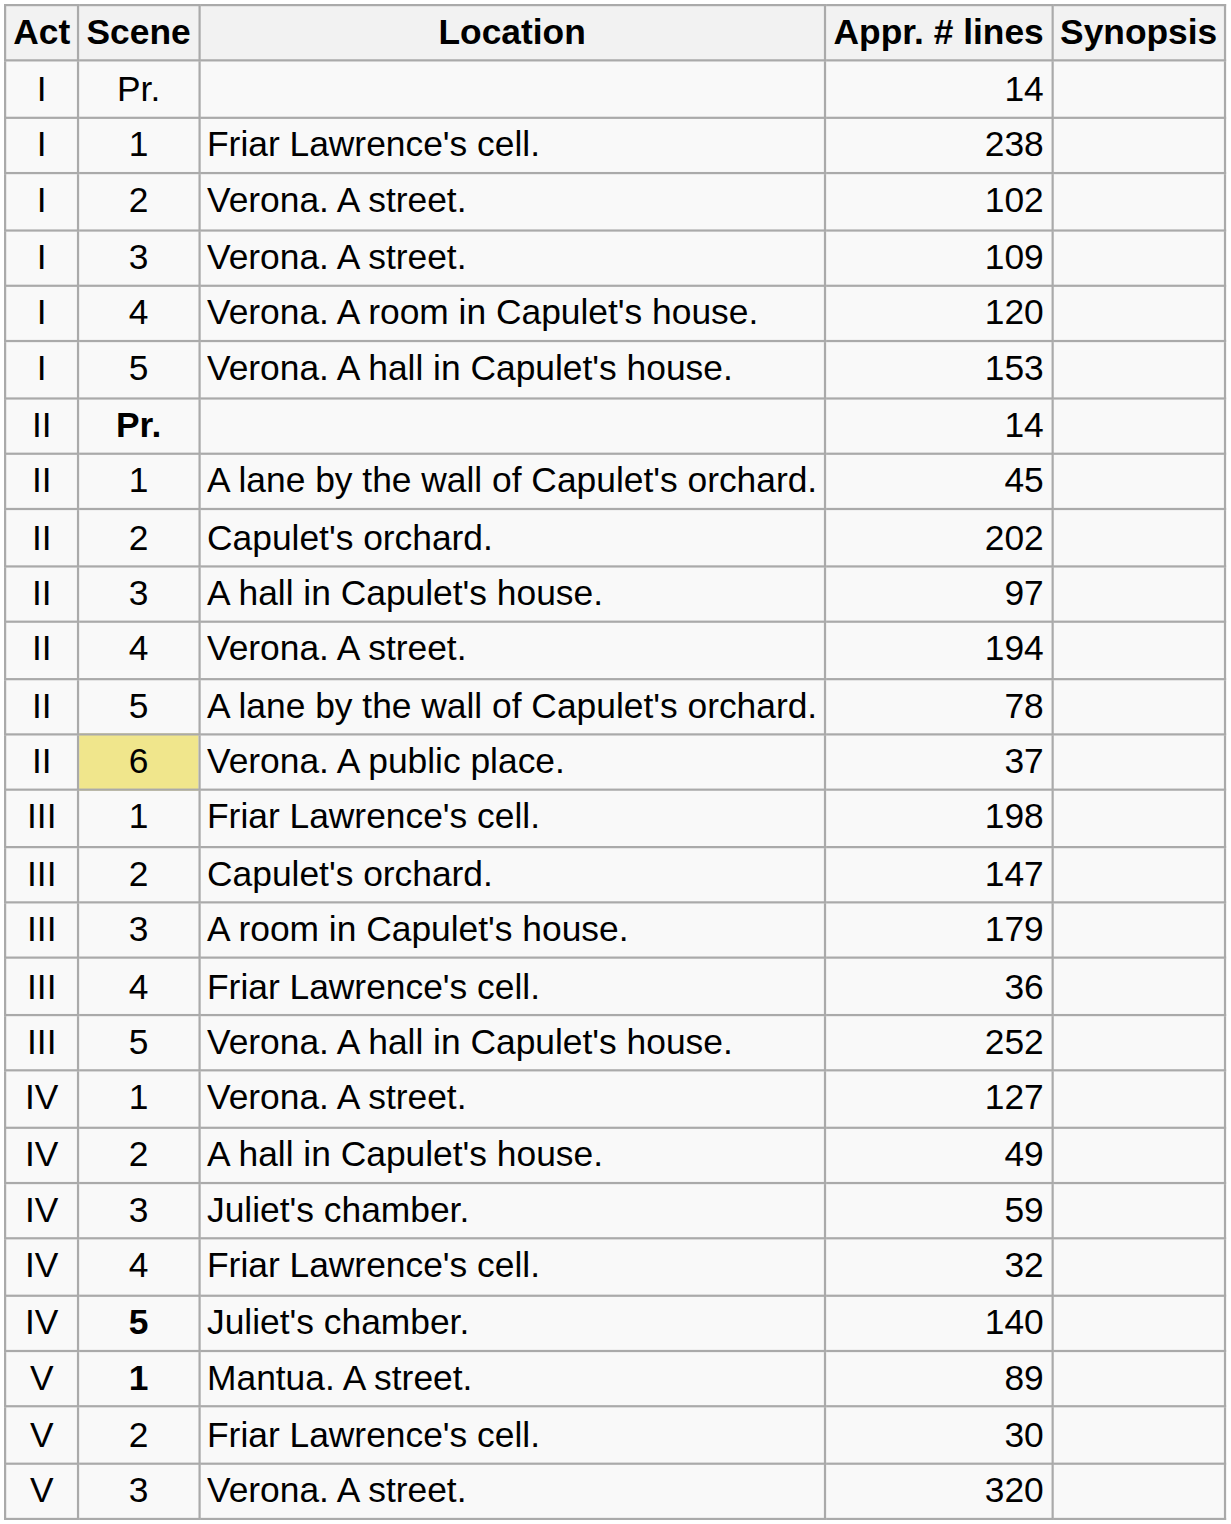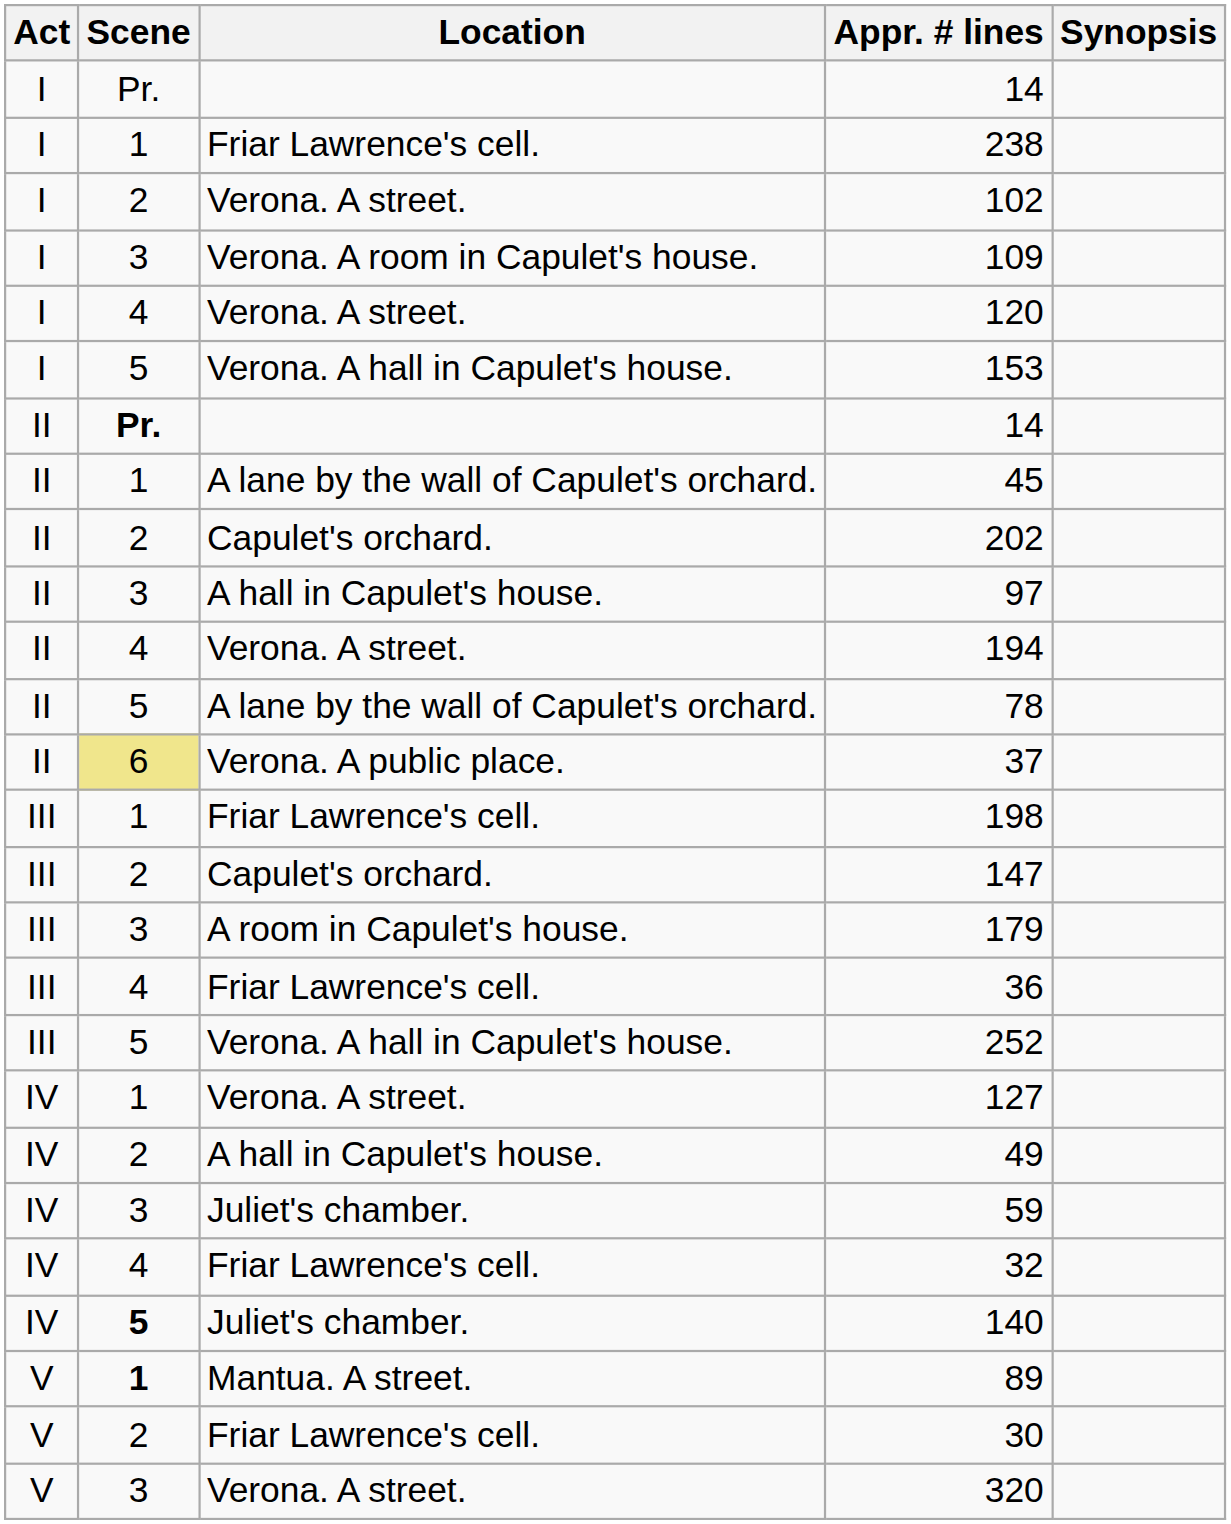(337, 256) Verona. A street. -> (483, 256) Verona. A room in Capulet's house.
(483, 312) Verona. A room in Capulet's house. -> (337, 312) Verona. A street.
